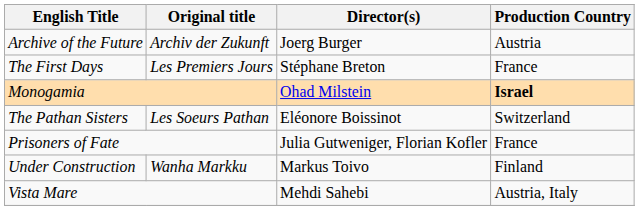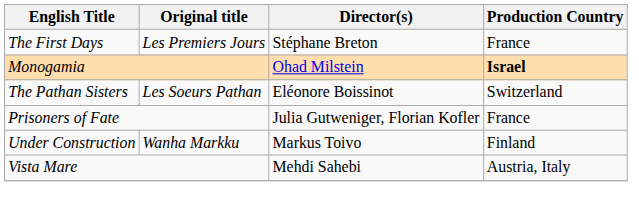- row: (76, 42)
